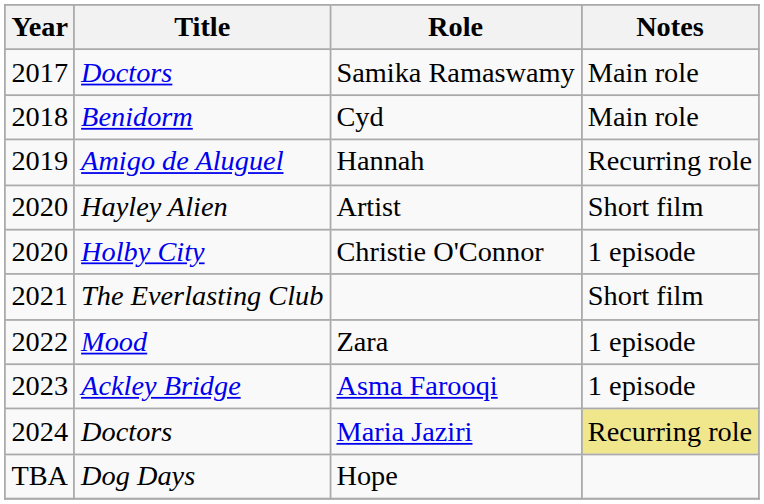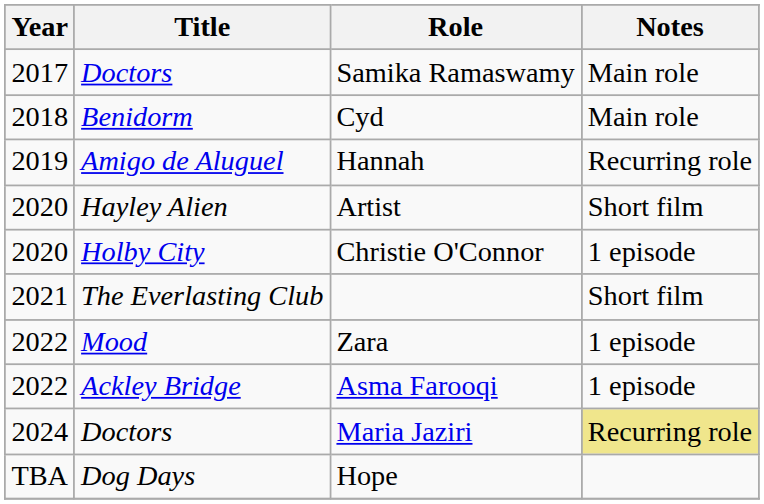(40, 386) 2023 -> (40, 386) 2022
